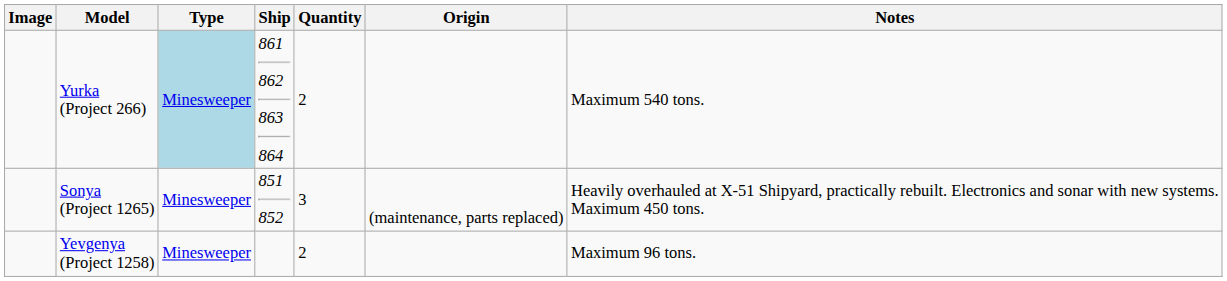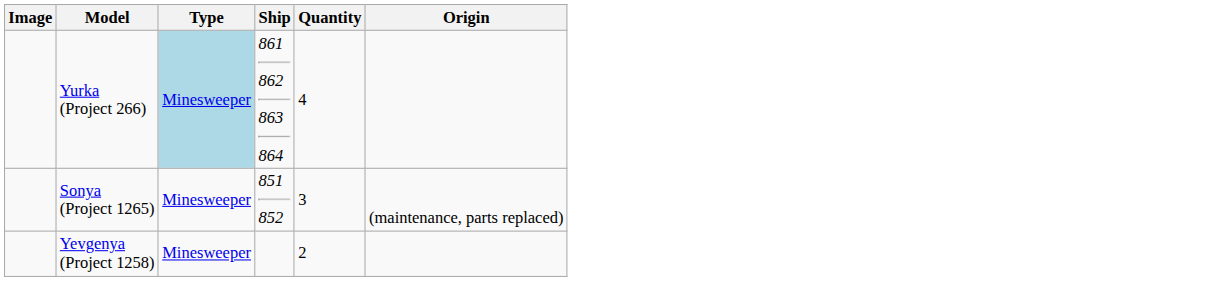- column: (895, 17)
(302, 99) 2 -> (302, 99) 4
